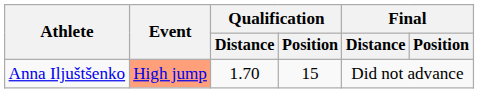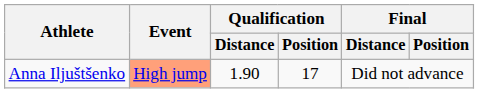(245, 74) 1.70 -> (245, 74) 1.90
(310, 74) 15 -> (310, 74) 17
